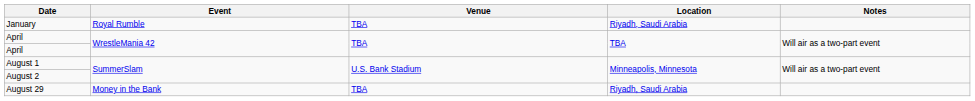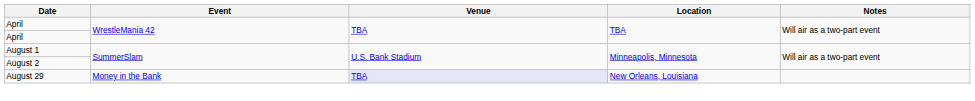- row: (21, 24)
(359, 89) no background -> (359, 76) lavender background
(649, 89) Riyadh, Saudi Arabia -> (654, 76) New Orleans, Louisiana
